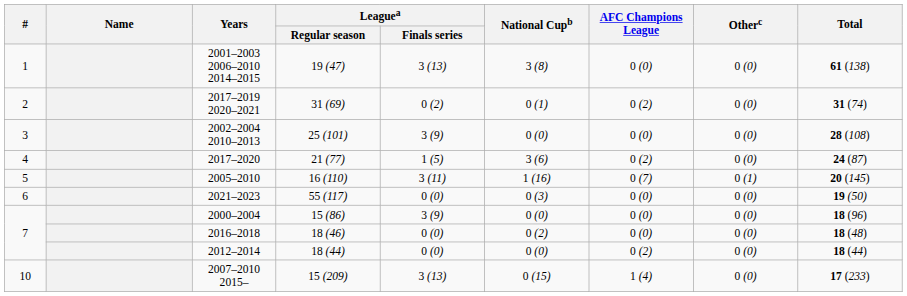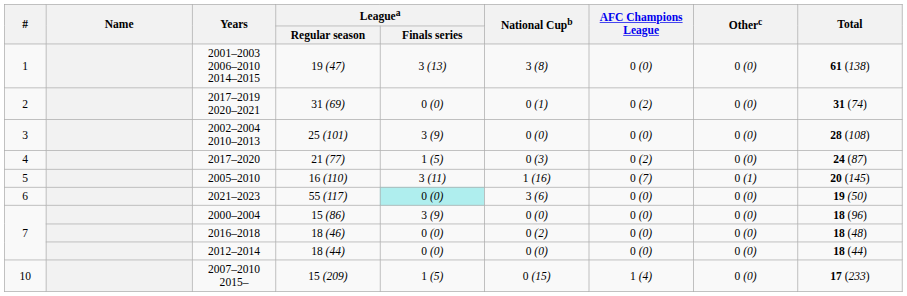(432, 103) 0 (2) -> (432, 103) 0 (0)
(537, 159) 3 (6) -> (537, 159) 0 (3)
(432, 196) no background -> (432, 196) paleturquoise background
(537, 196) 0 (3) -> (537, 196) 3 (6)
(641, 251) 0 (2) -> (641, 251) 0 (0)
(432, 276) 3 (13) -> (432, 276) 1 (5)
